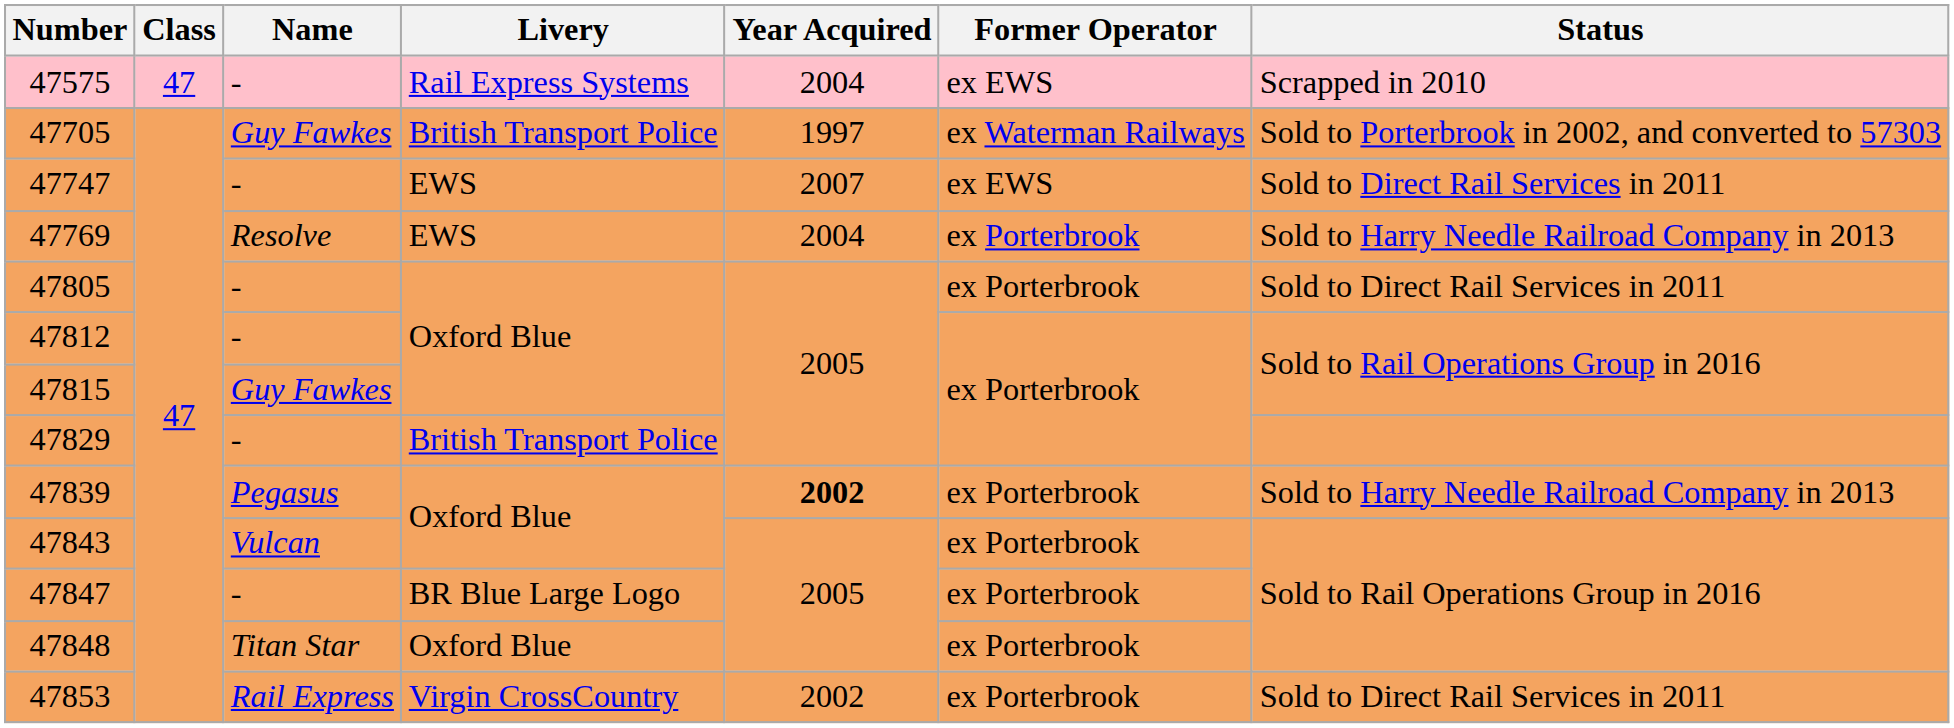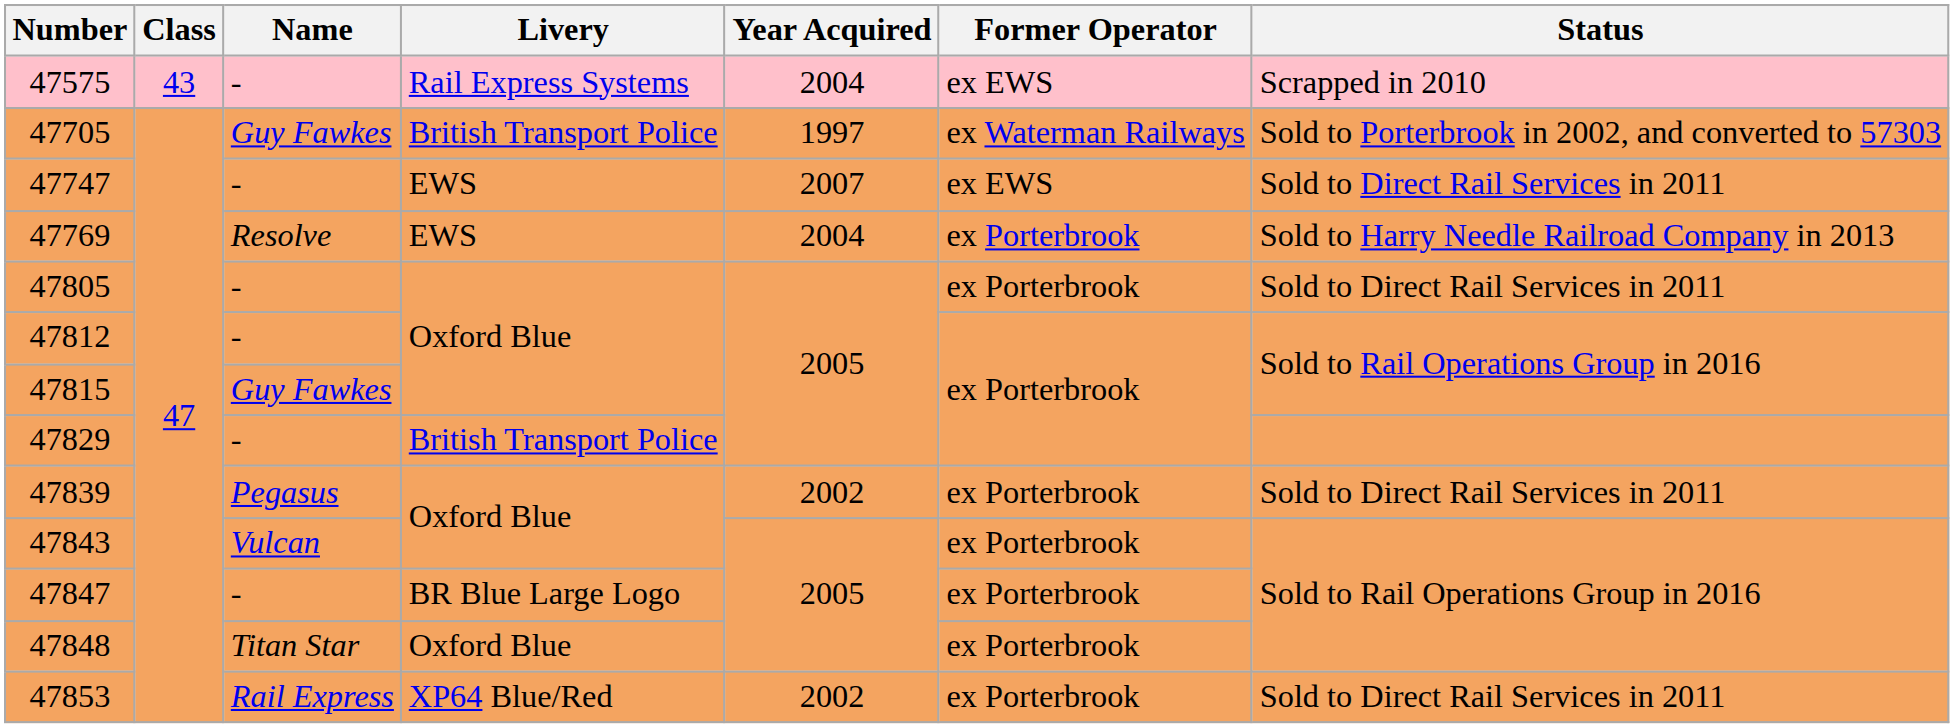(179, 81) 47 -> (179, 81) 43
(832, 491) bold -> (832, 491) normal
(1577, 491) Sold to Harry Needle Railroad Company in 2013 -> (1493, 491) Sold to Direct Rail Services in 2011
(544, 696) Virgin CrossCountry -> (511, 696) XP64 Blue/Red
